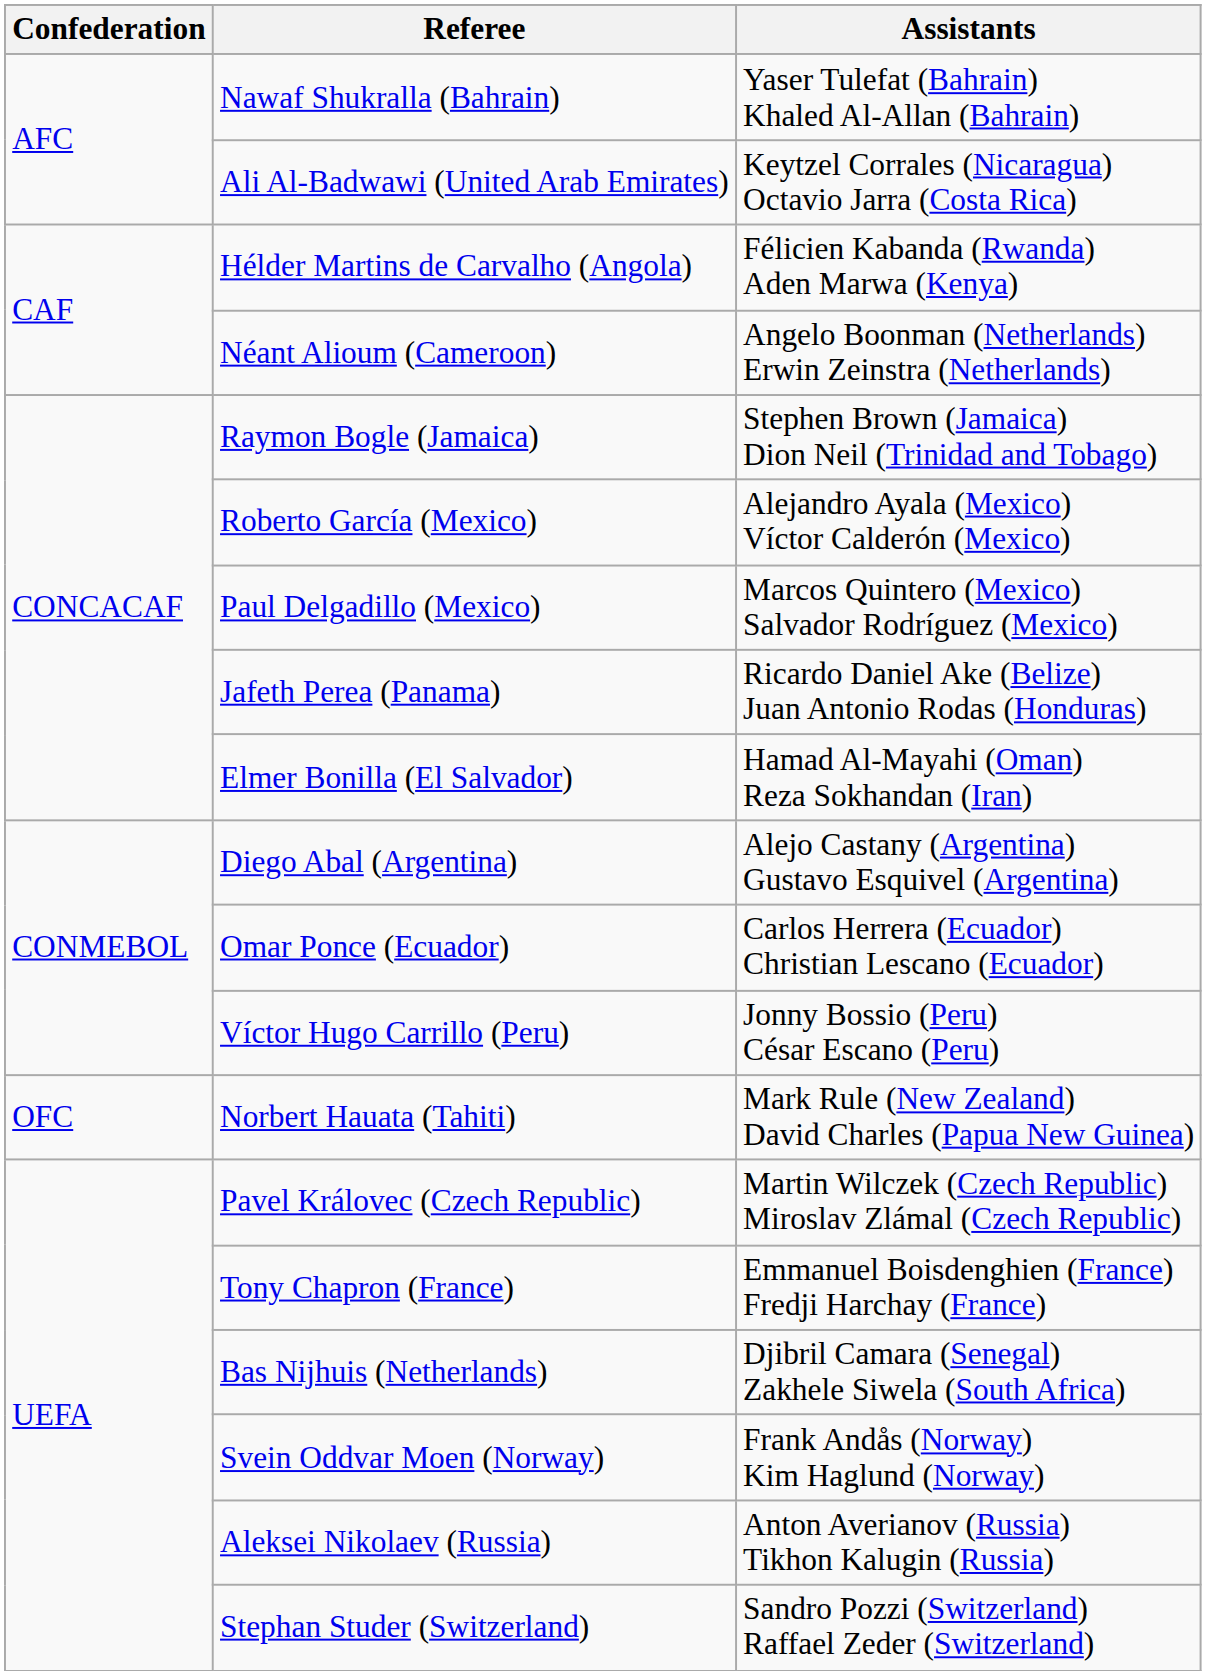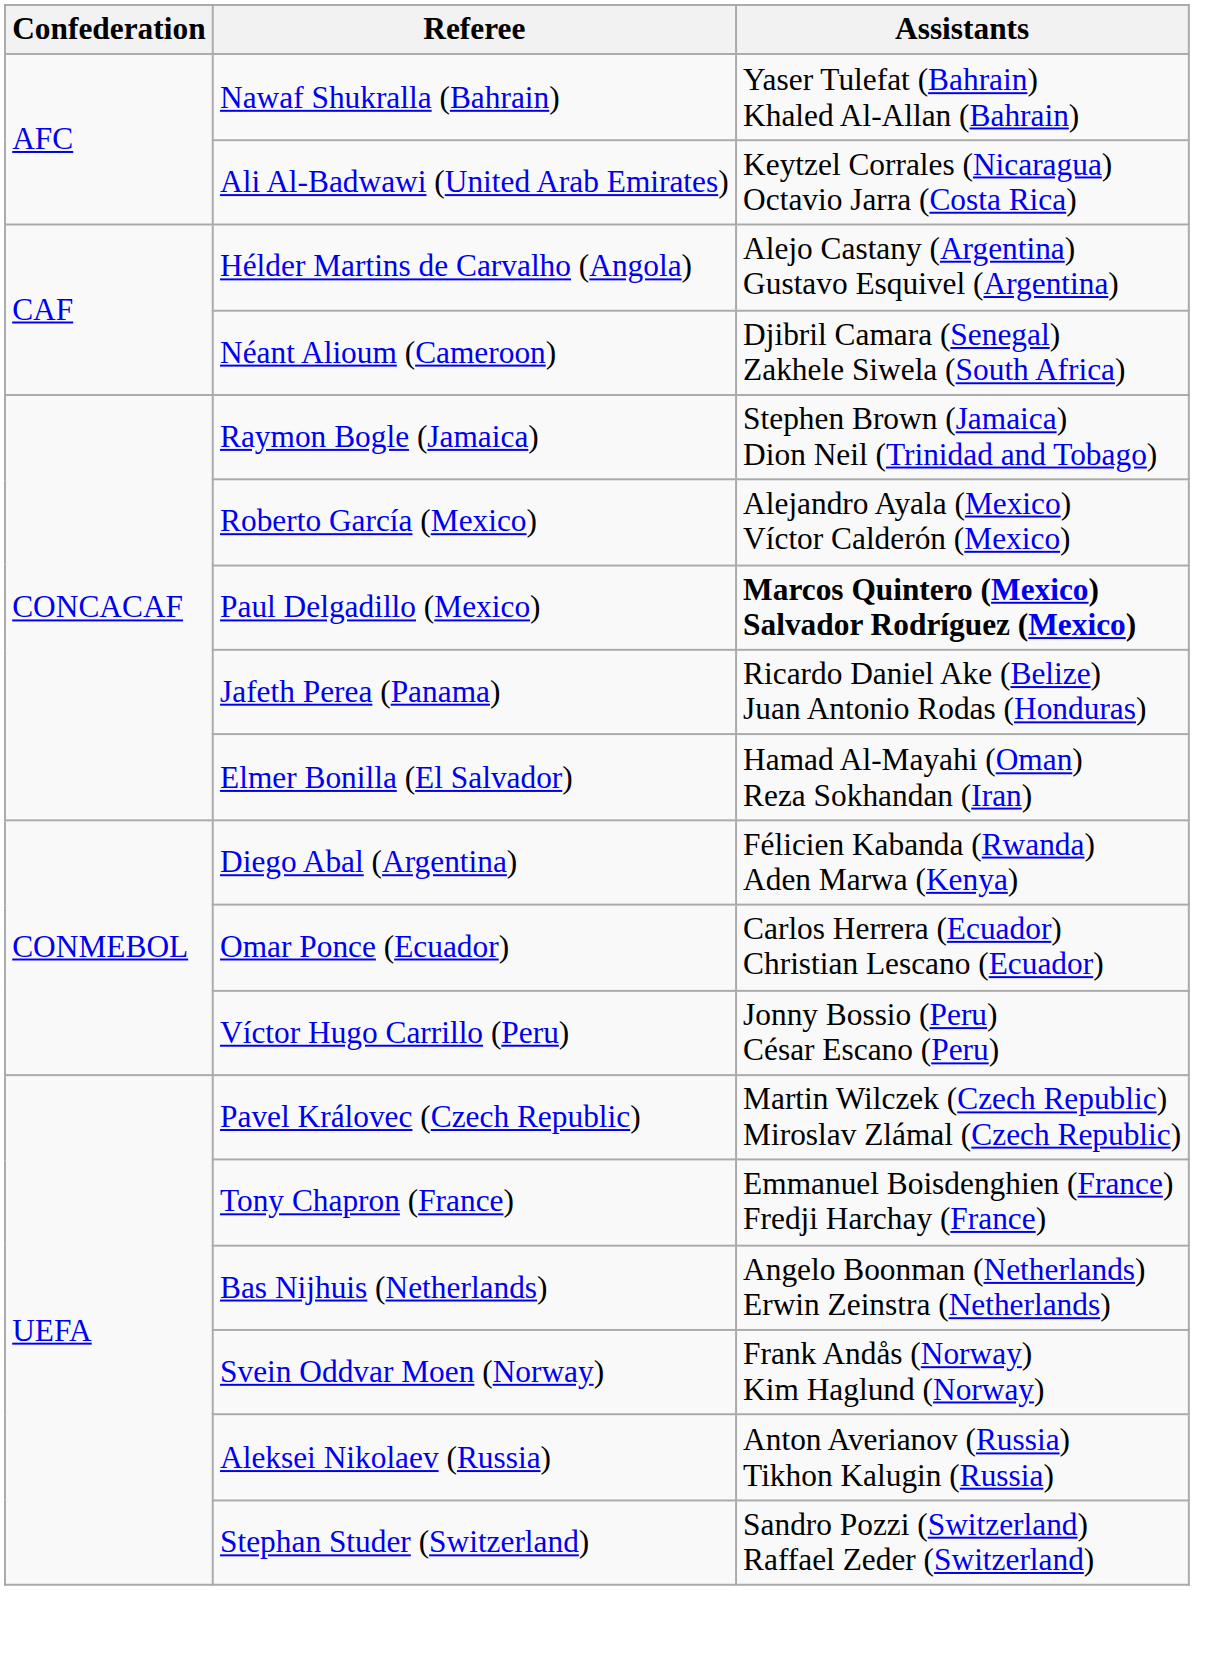(919, 266) Félicien Kabanda (Rwanda) Aden Marwa (Kenya) -> (931, 266) Alejo Castany (Argentina) Gustavo Esquivel (Argentina)
(944, 351) Angelo Boonman (Netherlands) Erwin Zeinstra (Netherlands) -> (934, 351) Djibril Camara (Senegal) Zakhele Siwela (South Africa)
(930, 606) normal -> (940, 606) bold
(931, 861) Alejo Castany (Argentina) Gustavo Esquivel (Argentina) -> (919, 861) Félicien Kabanda (Rwanda) Aden Marwa (Kenya)
- row: (368, 1116)
(934, 1371) Djibril Camara (Senegal) Zakhele Siwela (South Africa) -> (944, 1286) Angelo Boonman (Netherlands) Erwin Zeinstra (Netherlands)
